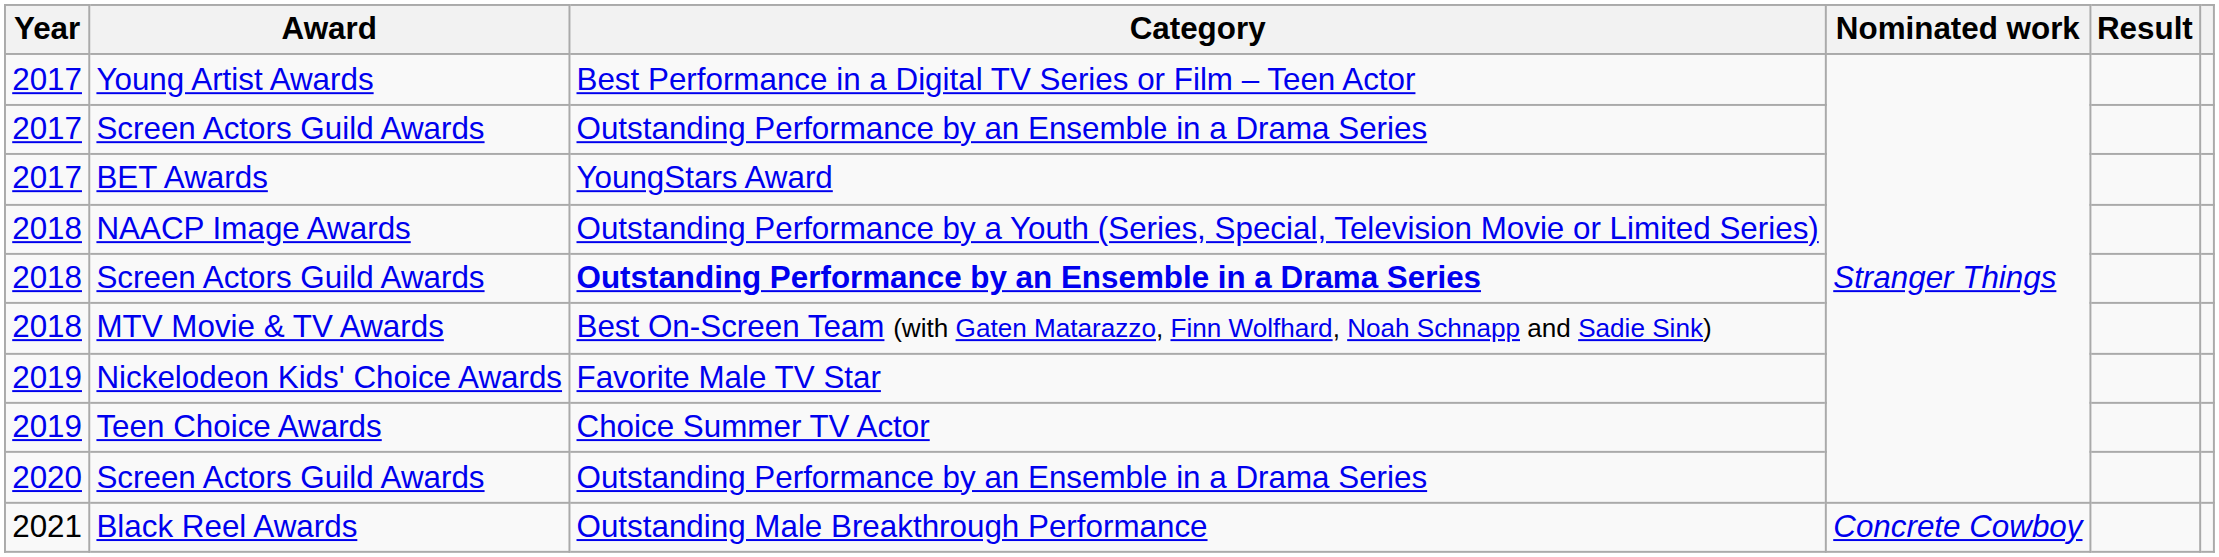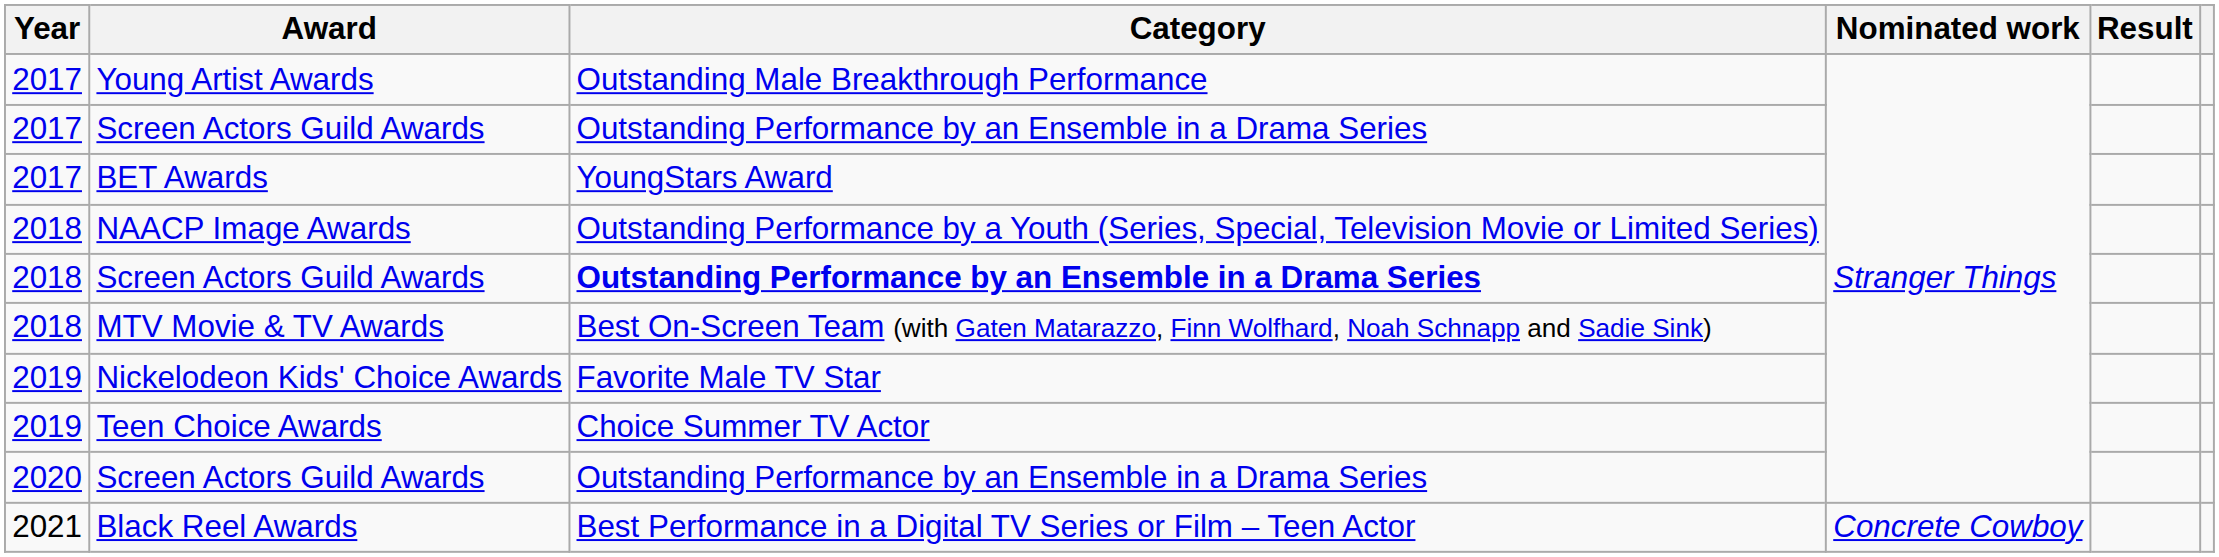(996, 79) Best Performance in a Digital TV Series or Film – Teen Actor -> (892, 79) Outstanding Male Breakthrough Performance
(892, 526) Outstanding Male Breakthrough Performance -> (996, 526) Best Performance in a Digital TV Series or Film – Teen Actor
